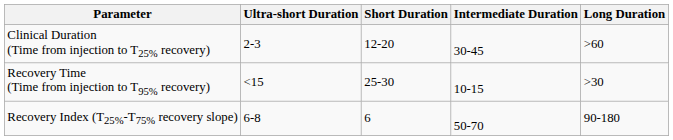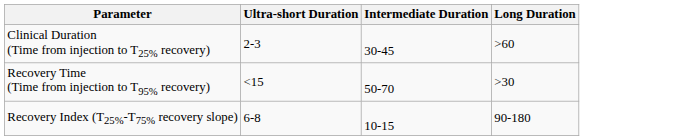- column: (406, 14)
(469, 89) 10-15 -> (379, 89) 50-70
(469, 125) 50-70 -> (379, 125) 10-15
